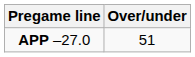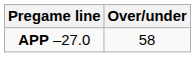(147, 39) 51 -> (147, 39) 58
